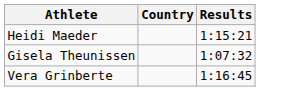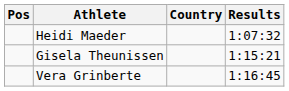+ column: (19, 15)
(226, 35) 1:15:21 -> (254, 35) 1:07:32
(226, 55) 1:07:32 -> (254, 55) 1:15:21
